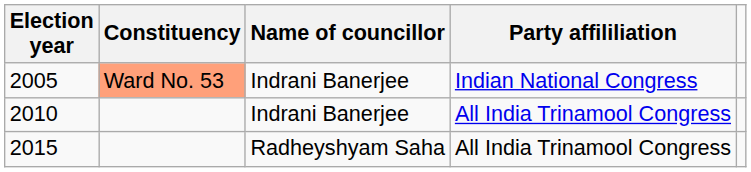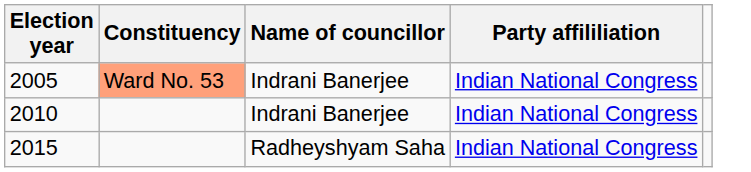(593, 114) All India Trinamool Congress -> (576, 114) Indian National Congress
(593, 148) All India Trinamool Congress -> (576, 148) Indian National Congress
